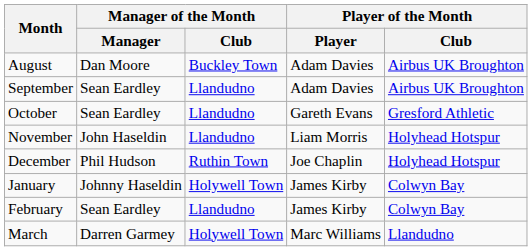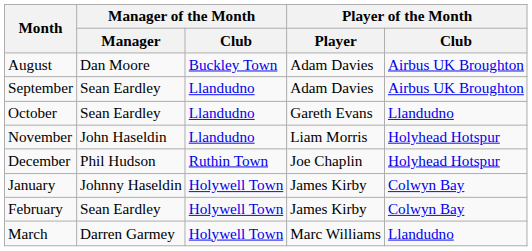(441, 112) Gresford Athletic -> (421, 112) Llandudno
(222, 209) Llandudno -> (236, 209) Holywell Town
